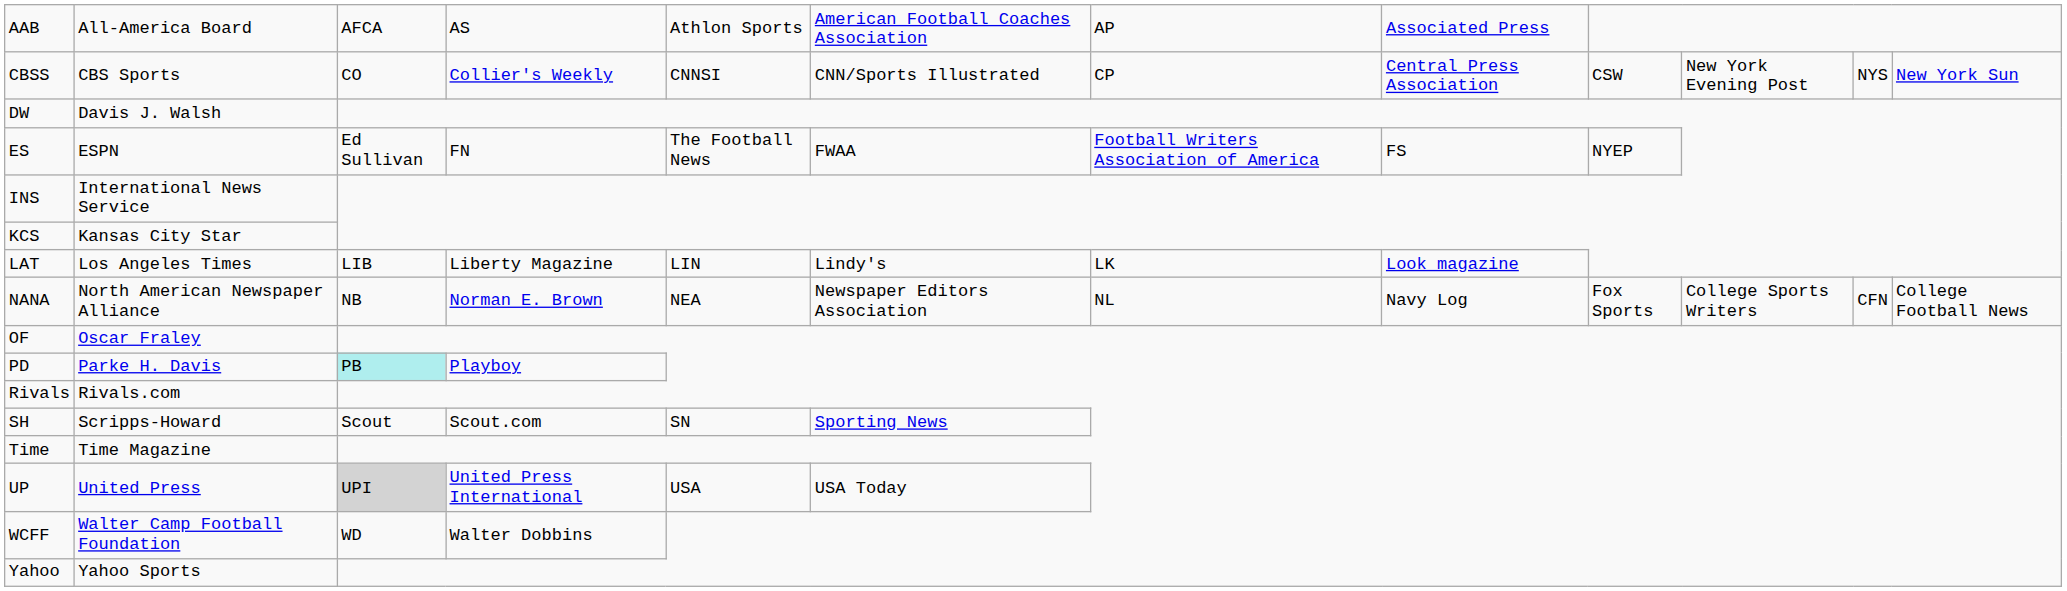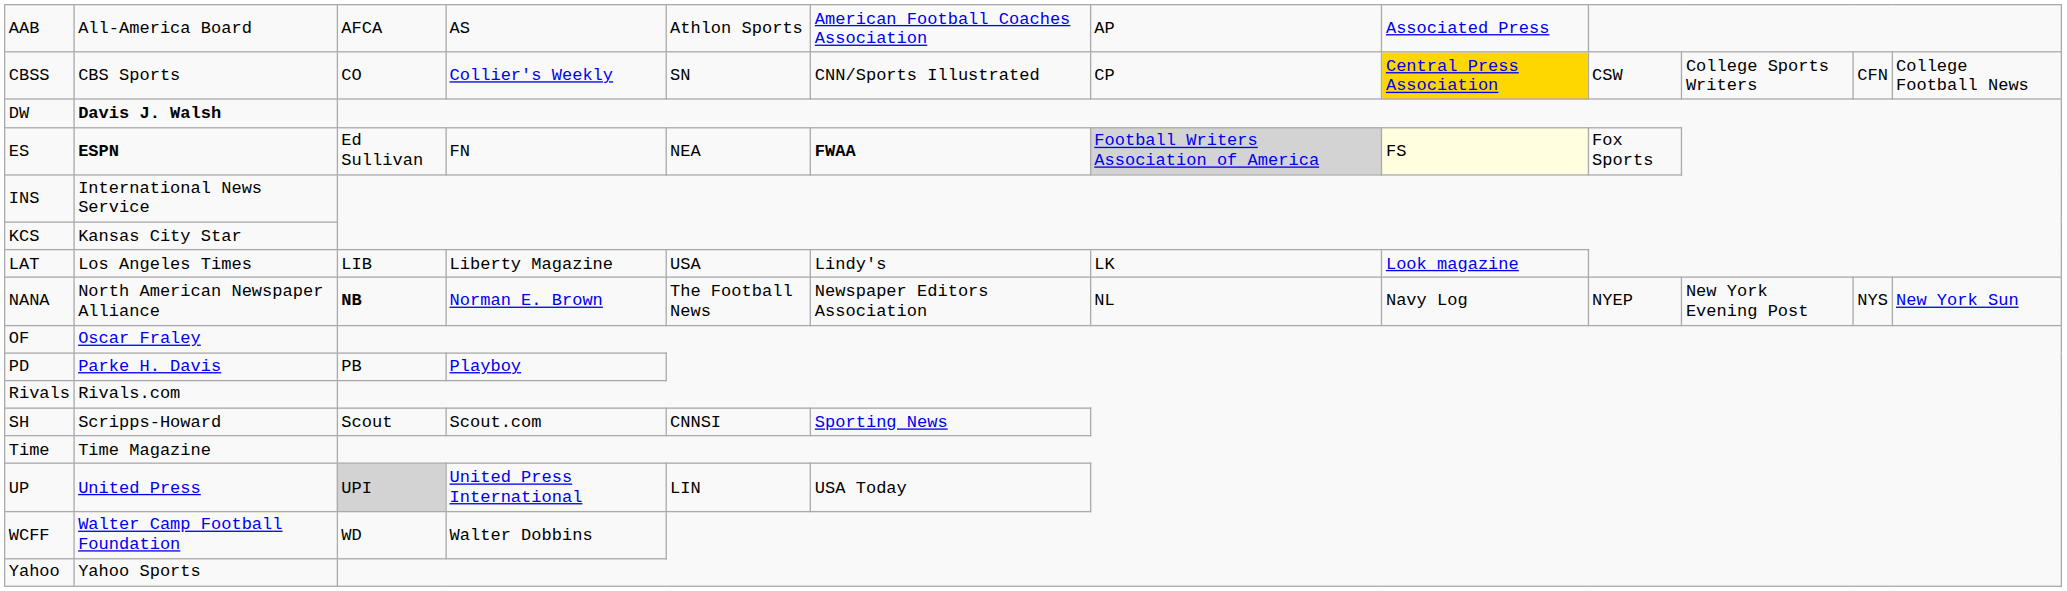(696, 76) CNNSI -> (680, 76) SN
(1452, 76) no background -> (1452, 76) gold background
(1747, 76) New York Evening Post -> (1757, 76) College Sports Writers
(1873, 76) NYS -> (1873, 76) CFN
(1957, 76) New York Sun -> (1962, 76) College Football News
(150, 113) normal -> (150, 113) bold
(99, 151) normal -> (99, 151) bold
(731, 151) The Football News -> (685, 151) NEA
(835, 151) normal -> (835, 151) bold
(1207, 151) no background -> (1207, 151) lightgrey background
(1396, 151) no background -> (1396, 151) lightyellow background
(1612, 151) NYEP -> (1623, 151) Fox Sports
(685, 264) LIN -> (685, 264) USA
(352, 301) normal -> (352, 301) bold
(685, 301) NEA -> (731, 301) The Football News
(1623, 301) Fox Sports -> (1612, 301) NYEP
(1757, 301) College Sports Writers -> (1747, 301) New York Evening Post
(1873, 301) CFN -> (1873, 301) NYS
(1962, 301) College Football News -> (1957, 301) New York Sun
(352, 367) paleturquoise background -> (352, 367) no background
(680, 422) SN -> (696, 422) CNNSI
(685, 487) USA -> (685, 487) LIN
